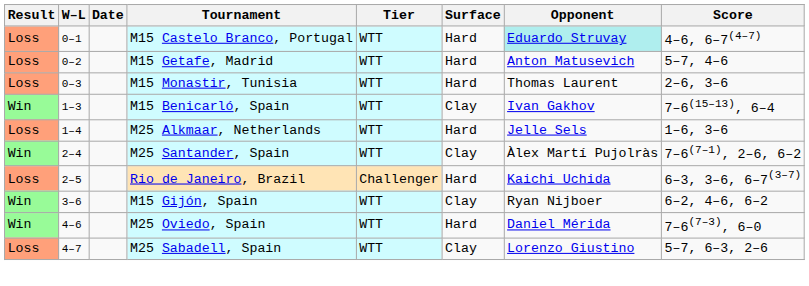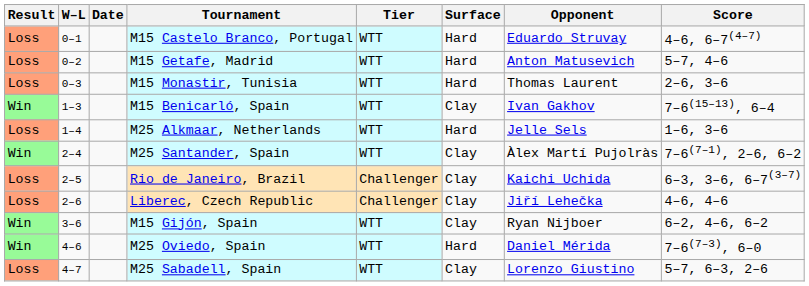(567, 39) paleturquoise background -> (567, 39) no background
(461, 178) Hard -> (461, 178) Clay
+ row: (222, 202)
